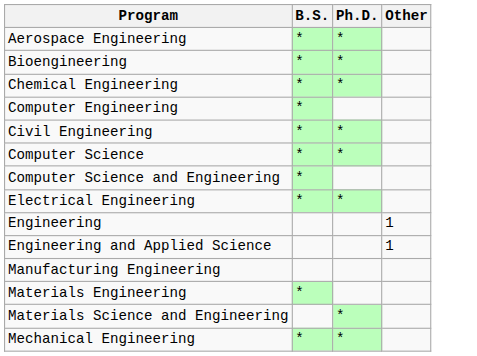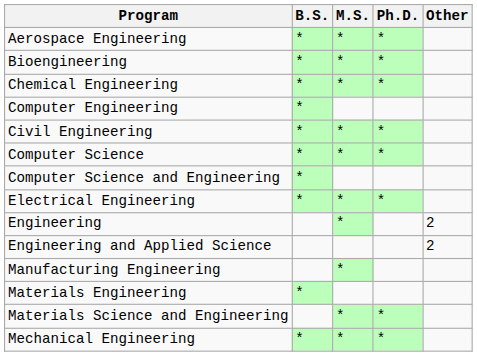+ column: (353, 16)
(390, 224) 1 -> (430, 224) 2
(390, 247) 1 -> (430, 247) 2
